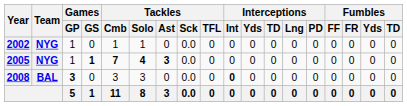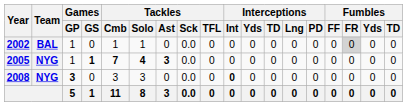(47, 45) NYG -> (47, 45) BAL
(352, 45) no background -> (352, 45) lightgrey background
(47, 77) BAL -> (47, 77) NYG
